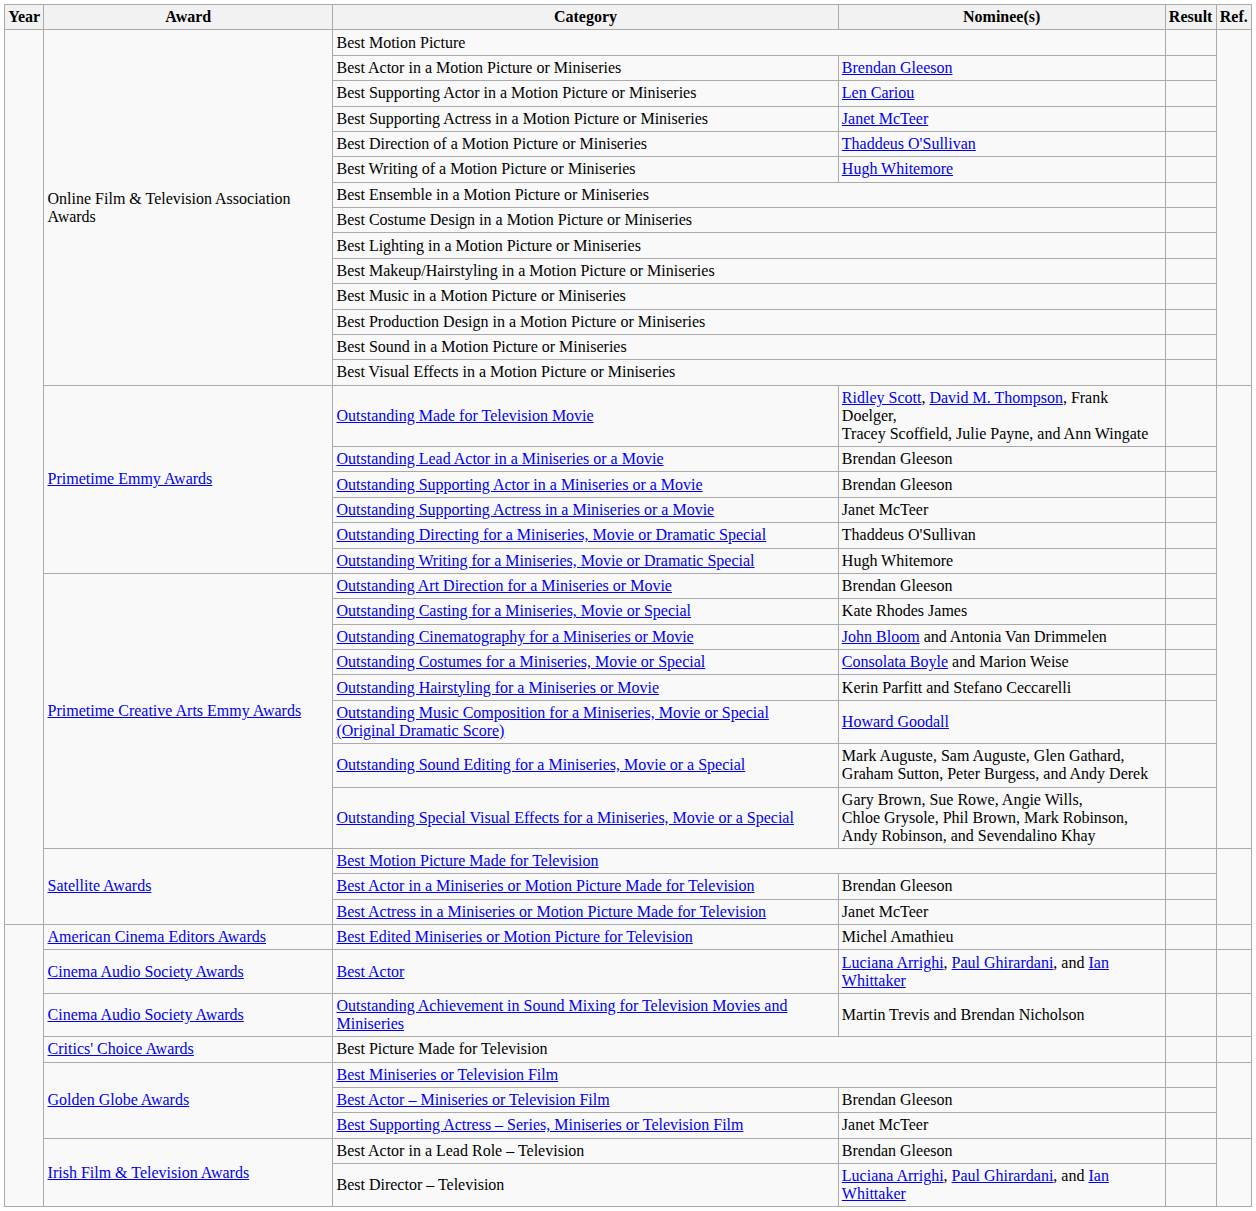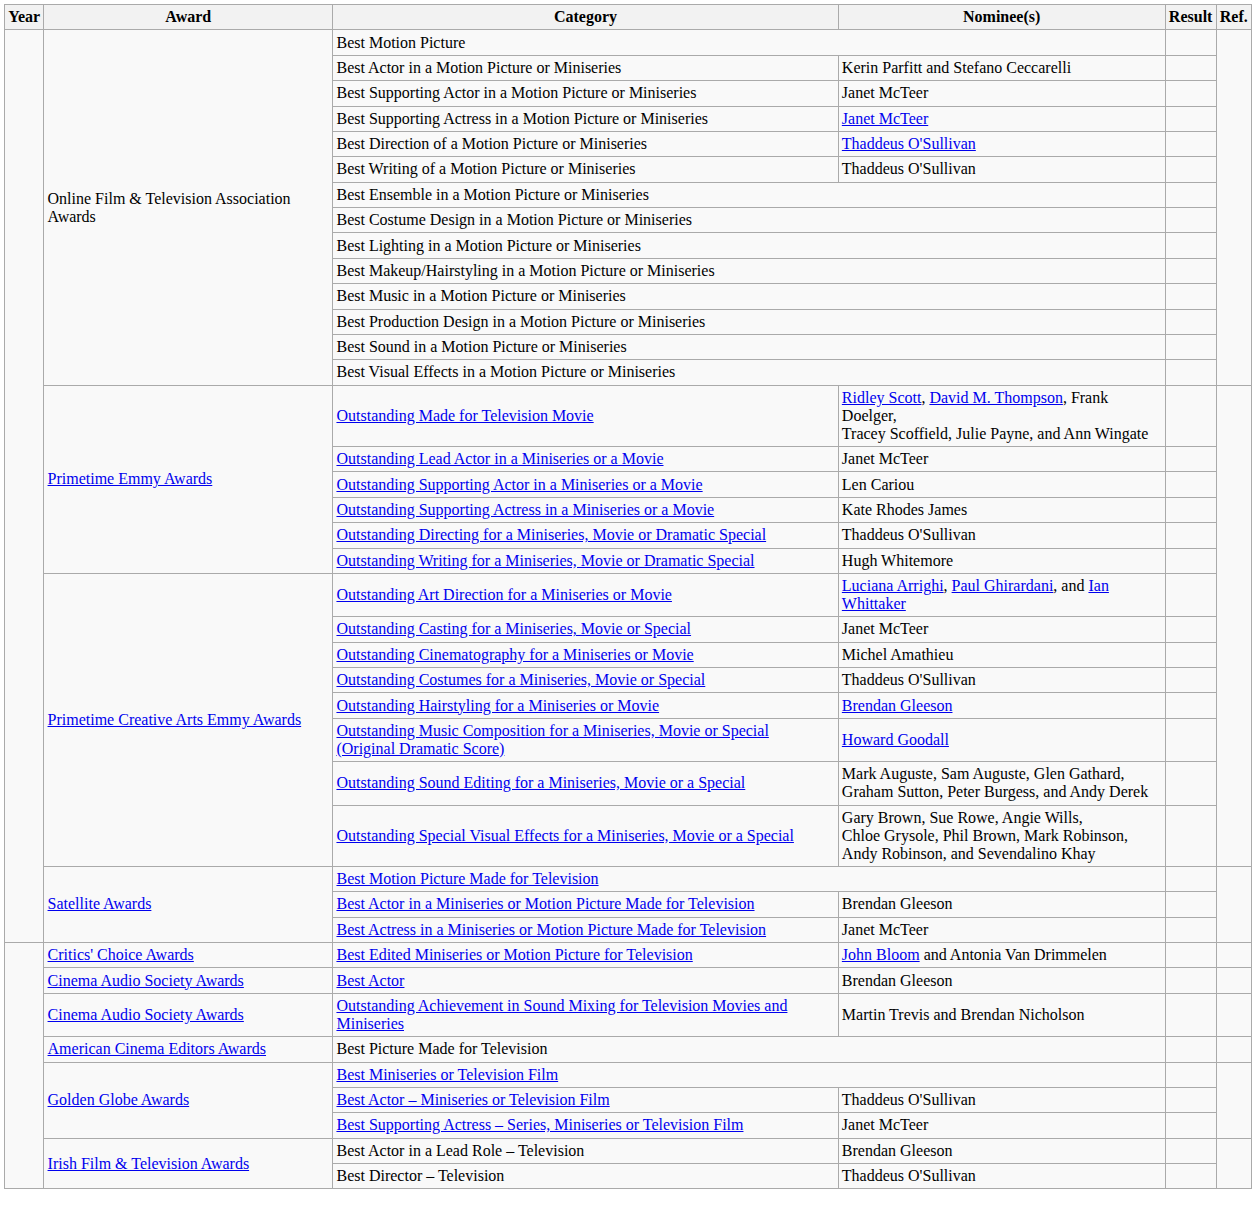(897, 67) Brendan Gleeson -> (956, 67) Kerin Parfitt and Stefano Ceccarelli
(878, 93) Len Cariou -> (885, 93) Janet McTeer
(897, 169) Hugh Whitemore -> (909, 169) Thaddeus O'Sullivan
(897, 459) Brendan Gleeson -> (885, 459) Janet McTeer
(897, 484) Brendan Gleeson -> (878, 484) Len Cariou
(885, 509) Janet McTeer -> (904, 509) Kate Rhodes James
(897, 586) Brendan Gleeson -> (975, 595) Luciana Arrighi, Paul Ghirardani, and Ian Whittaker
(904, 611) Kate Rhodes James -> (885, 629) Janet McTeer
(974, 636) John Bloom and Antonia Van Drimmelen -> (898, 654) Michel Amathieu
(955, 662) Consolata Boyle and Marion Weise -> (909, 680) Thaddeus O'Sullivan
(956, 687) Kerin Parfitt and Stefano Ceccarelli -> (897, 705) Brendan Gleeson
(157, 937) American Cinema Editors Awards -> (121, 955) Critics' Choice Awards
(898, 937) Michel Amathieu -> (974, 955) John Bloom and Antonia Van Drimmelen
(975, 971) Luciana Arrighi, Paul Ghirardani, and Ian Whittaker -> (897, 980) Brendan Gleeson
(121, 1049) Critics' Choice Awards -> (157, 1049) American Cinema Editors Awards
(897, 1100) Brendan Gleeson -> (909, 1100) Thaddeus O'Sullivan
(975, 1185) Luciana Arrighi, Paul Ghirardani, and Ian Whittaker -> (909, 1176) Thaddeus O'Sullivan
